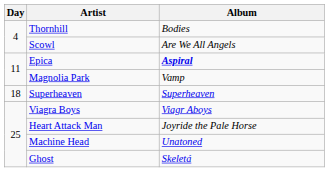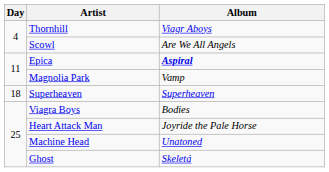(176, 28) Bodies -> (187, 28) Viagr Aboys
(187, 110) Viagr Aboys -> (176, 110) Bodies
